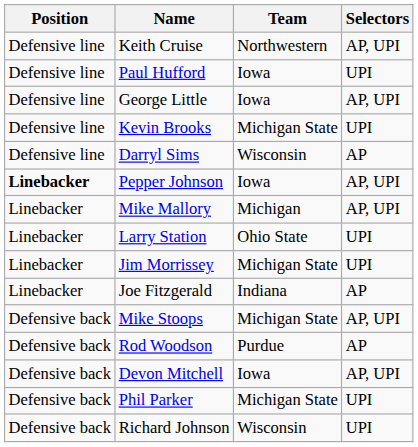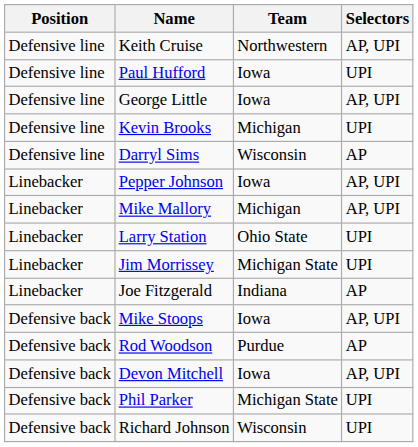(288, 127) Michigan State -> (269, 127) Michigan
(49, 182) bold -> (46, 182) normal
(288, 318) Michigan State -> (254, 318) Iowa
